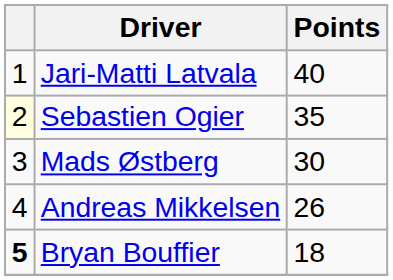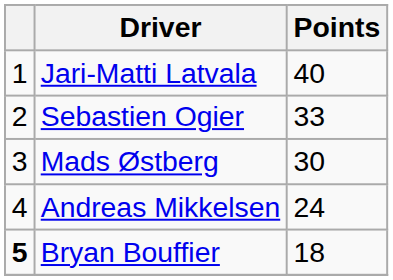(20, 117) lightyellow background -> (20, 117) no background
(309, 117) 35 -> (309, 117) 33
(309, 207) 26 -> (309, 207) 24
